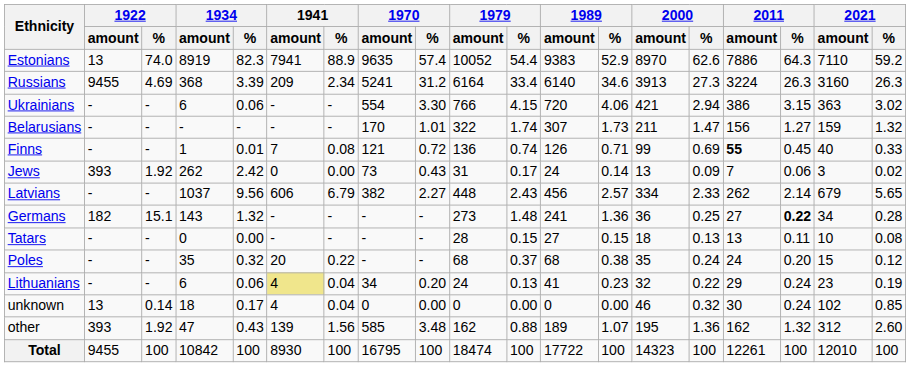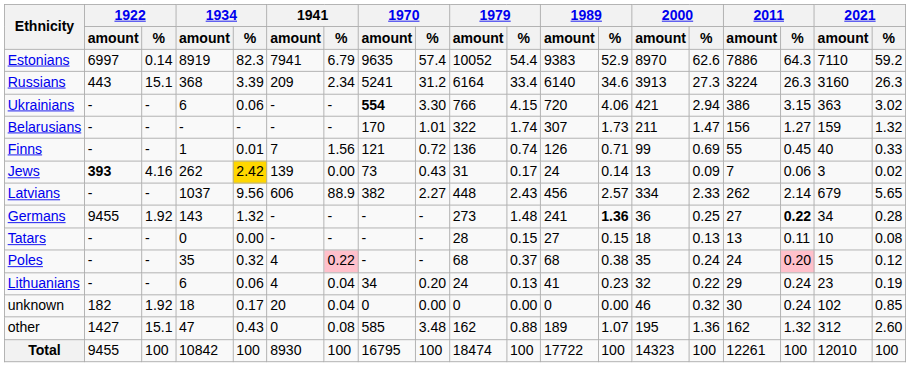(96, 60) 13 -> (103, 60) 6997
(159, 60) 74.0 -> (159, 60) 0.14
(341, 60) 88.9 -> (341, 60) 6.79
(103, 82) 9455 -> (100, 82) 443
(159, 82) 4.69 -> (159, 82) 15.1
(373, 104) normal -> (373, 104) bold
(341, 149) 0.08 -> (341, 149) 1.56
(734, 149) bold -> (734, 149) normal
(100, 171) normal -> (100, 171) bold
(159, 171) 1.92 -> (159, 171) 4.16
(250, 171) no background -> (250, 171) gold background
(274, 171) 0 -> (282, 171) 139
(341, 194) 6.79 -> (341, 194) 88.9
(100, 216) 182 -> (103, 216) 9455
(159, 216) 15.1 -> (159, 216) 1.92
(615, 216) normal -> (615, 216) bold
(278, 261) 20 -> (274, 261) 4
(341, 261) no background -> (341, 261) pink background
(797, 261) no background -> (797, 261) pink background
(274, 283) khaki background -> (274, 283) no background
(96, 305) 13 -> (100, 305) 182
(159, 305) 0.14 -> (159, 305) 1.92
(274, 305) 4 -> (278, 305) 20
(100, 328) 393 -> (103, 328) 1427
(159, 328) 1.92 -> (159, 328) 15.1
(282, 328) 139 -> (274, 328) 0
(341, 328) 1.56 -> (341, 328) 0.08
